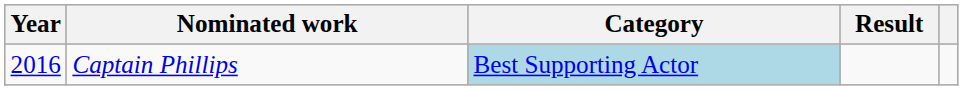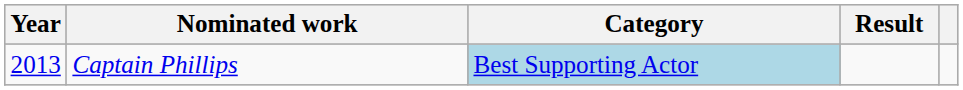(36, 64) 2016 -> (36, 64) 2013
